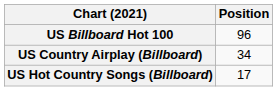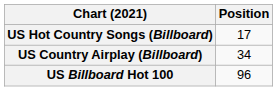rows swapped: (110, 34) <-> (110, 75)
